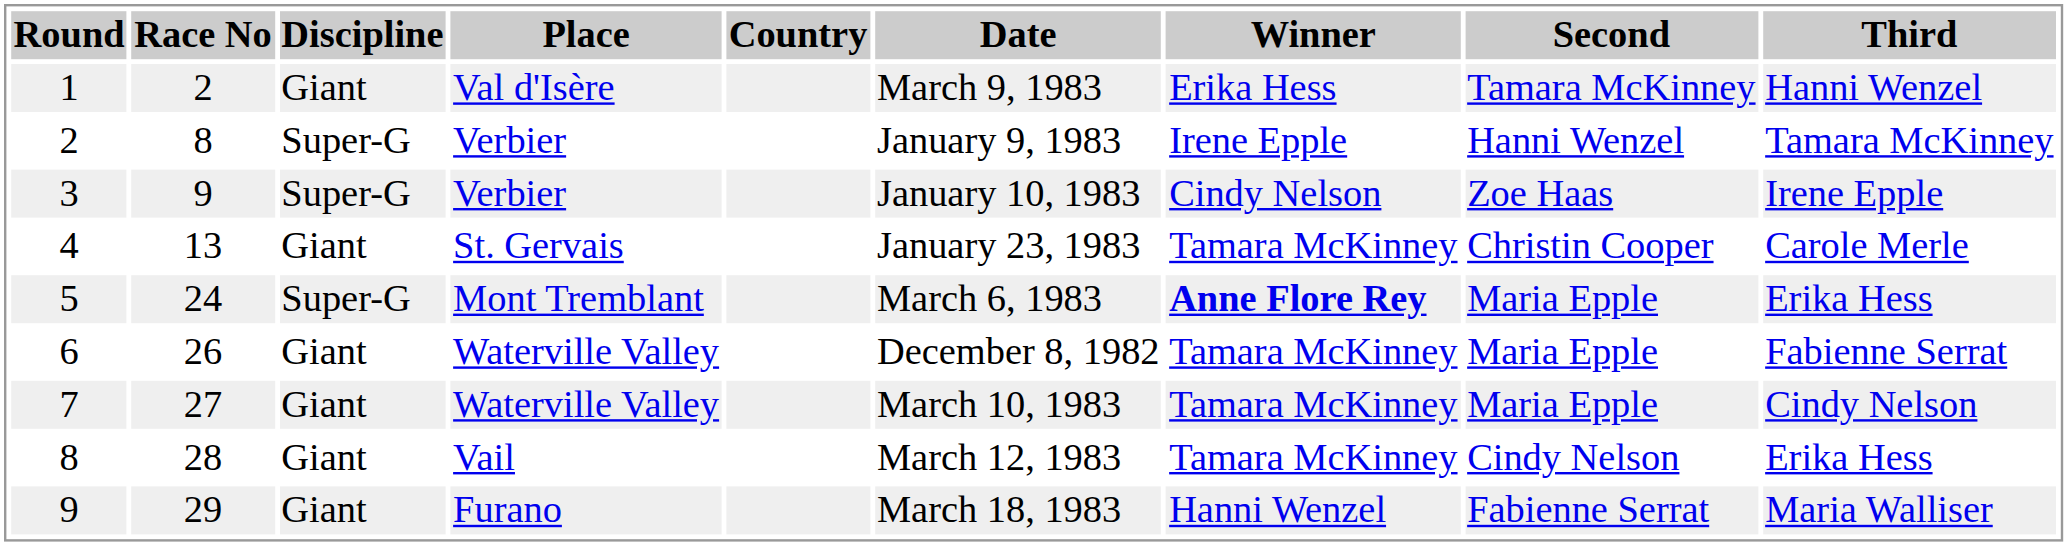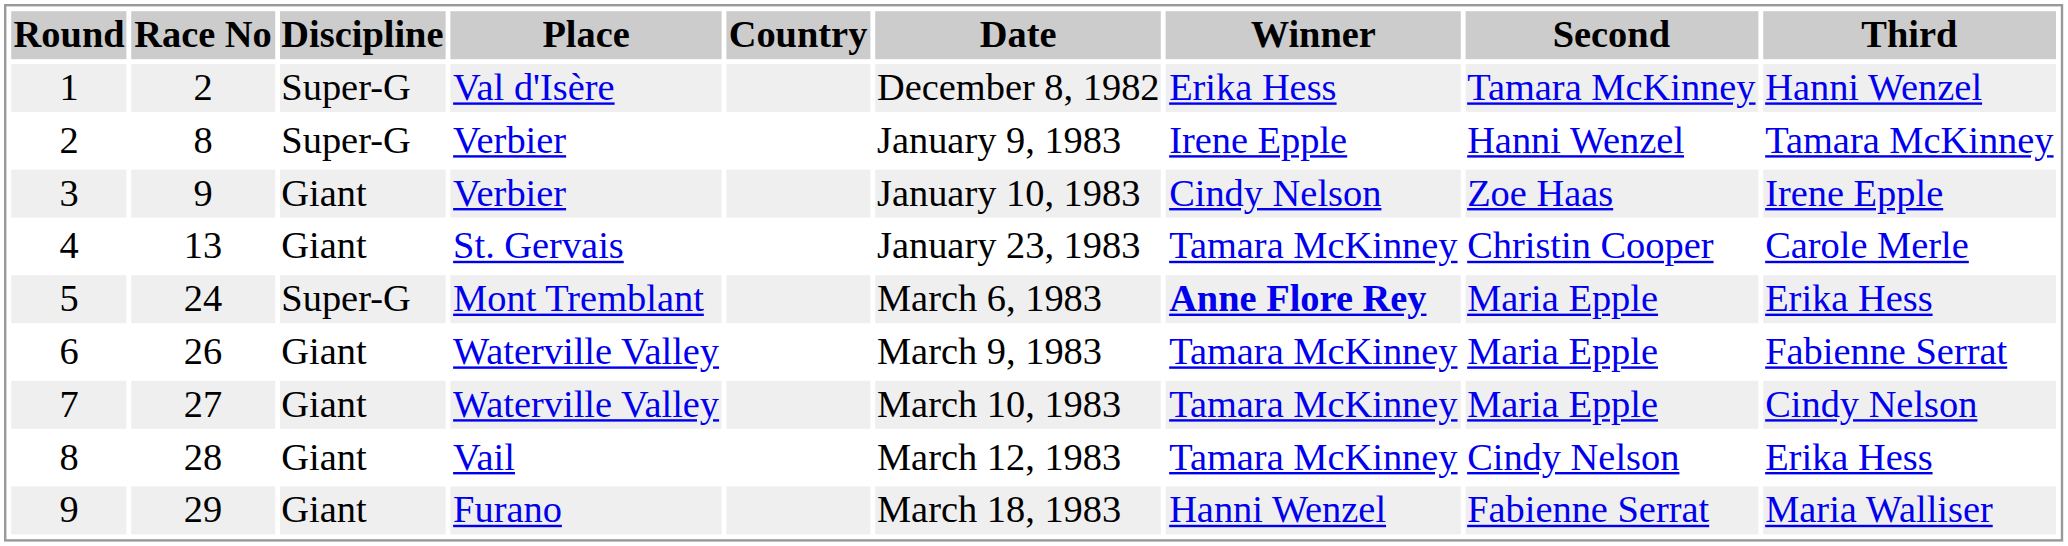(324, 87) Giant -> (346, 87) Super-G
(989, 87) March 9, 1983 -> (1018, 87) December 8, 1982
(346, 192) Super-G -> (324, 192) Giant
(1018, 351) December 8, 1982 -> (989, 351) March 9, 1983
